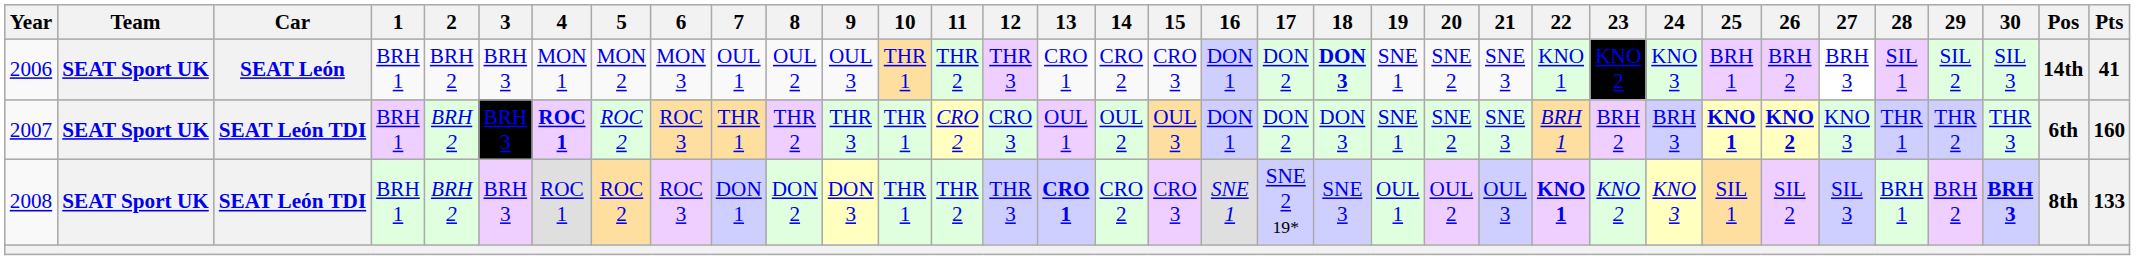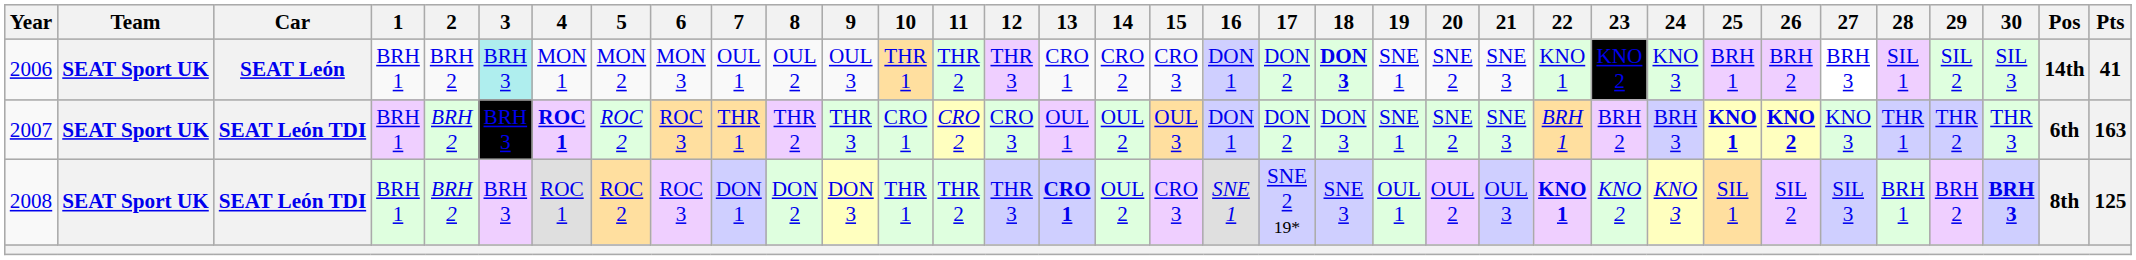(505, 69) no background -> (505, 69) paleturquoise background
(905, 129) THR 1 -> (906, 129) CRO 1
(2109, 129) 160 -> (2110, 129) 163
(1121, 201) CRO 2 -> (1123, 201) OUL 2
(2109, 201) 133 -> (2110, 201) 125
